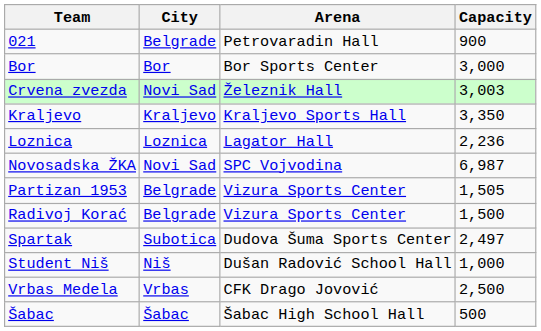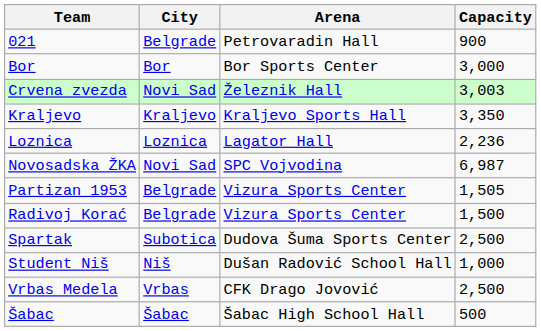(482, 240) 2,497 -> (482, 240) 2,500
